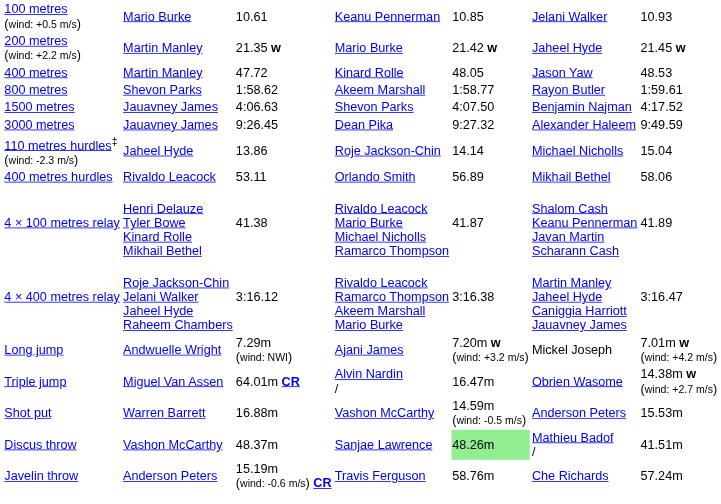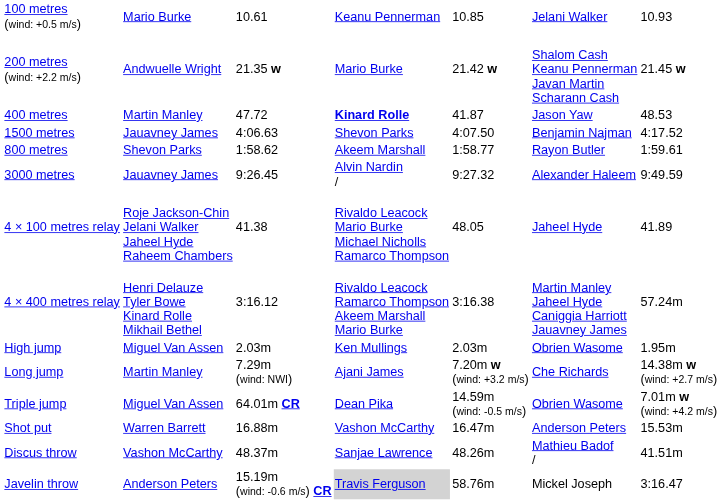(163, 48) Martin Manley -> (172, 69) Andwuelle Wright
(567, 48) Jaheel Hyde -> (585, 76) Shalom Cash Keanu Pennerman Javan Martin Scharann Cash
(369, 72) normal -> (372, 115) bold
(468, 72) 48.05 -> (468, 115) 41.87
rows swapped: (36, 90) <-> (40, 107)
(364, 124) Dean Pika -> (369, 174) Alvin Nardin /
- row: (61, 151)
- row: (58, 177)
(163, 230) Henri Delauze Tyler Bowe Kinard Rolle Mikhail Bethel -> (178, 234) Roje Jackson-Chin Jelani Walker Jaheel Hyde Raheem Chambers
(468, 223) 41.87 -> (468, 227) 48.05
(585, 230) Shalom Cash Keanu Pennerman Javan Martin Scharann Cash -> (567, 227) Jaheel Hyde
(178, 304) Roje Jackson-Chin Jelani Walker Jaheel Hyde Raheem Chambers -> (163, 308) Henri Delauze Tyler Bowe Kinard Rolle Mikhail Bethel
(662, 297) 3:16.47 -> (662, 301) 57.24m
+ row: (33, 347)
(172, 350) Andwuelle Wright -> (163, 372) Martin Manley
(572, 350) Mickel Joseph -> (570, 372) Che Richards
(679, 350) 7.01m w (wind: +4.2 m/s) -> (679, 372) 14.38m w (wind: +2.7 m/s)
(369, 381) Alvin Nardin / -> (364, 403) Dean Pika
(473, 381) 16.47m -> (489, 403) 14.59m (wind: -0.5 m/s)
(679, 381) 14.38m w (wind: +2.7 m/s) -> (679, 403) 7.01m w (wind: +4.2 m/s)
(489, 413) 14.59m (wind: -0.5 m/s) -> (473, 428) 16.47m
(473, 445) lightgreen background -> (473, 452) no background
(380, 476) no background -> (380, 484) lightgrey background
(570, 476) Che Richards -> (572, 484) Mickel Joseph
(662, 476) 57.24m -> (662, 484) 3:16.47
